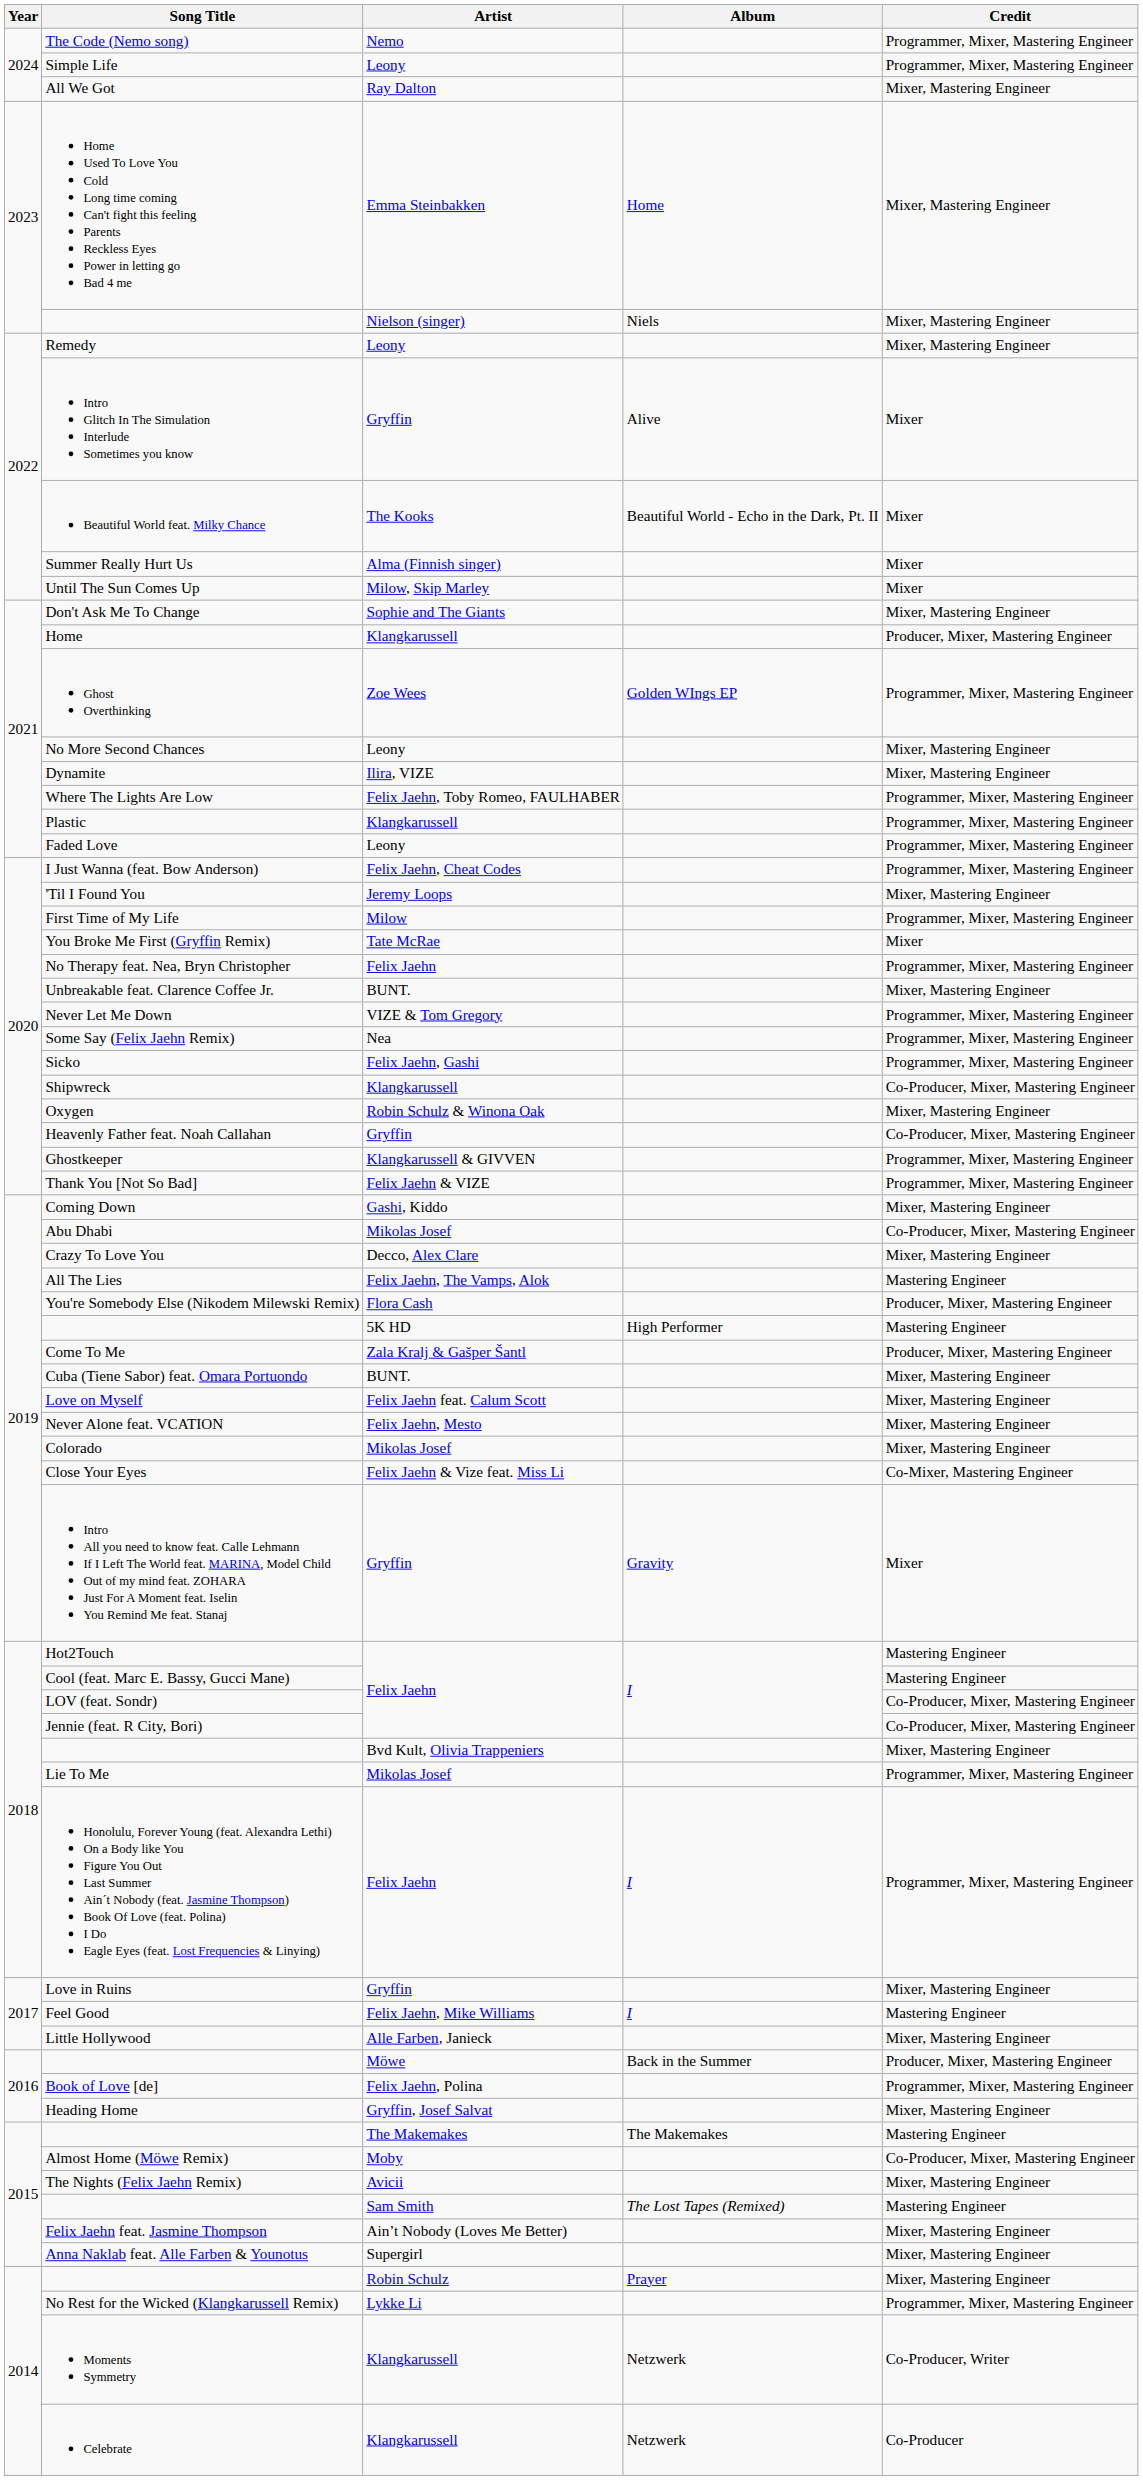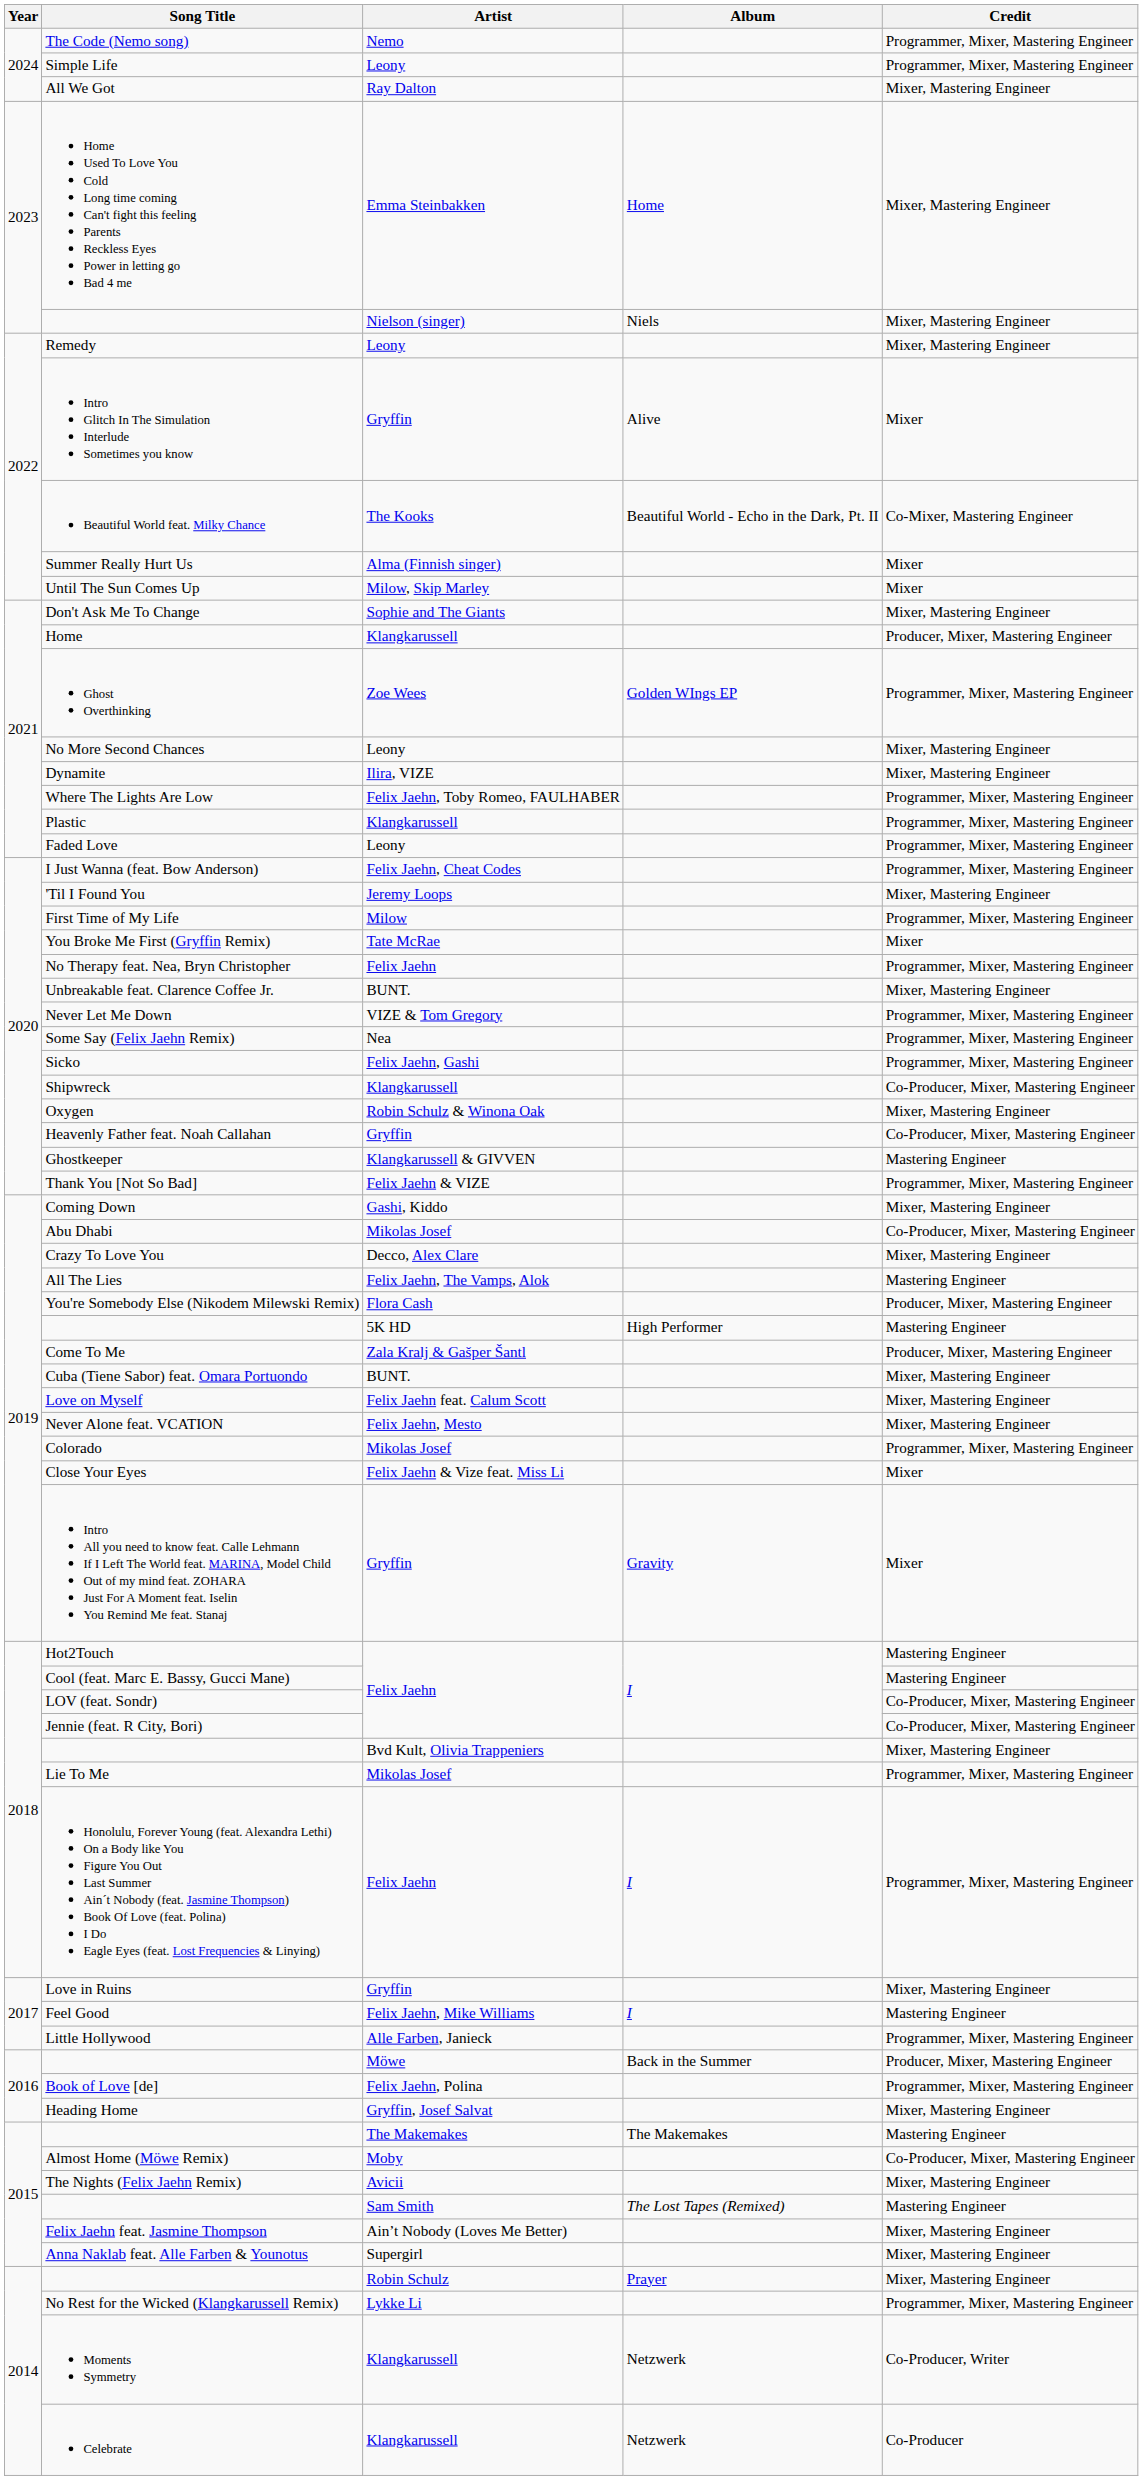(904, 516) Mixer -> (979, 516) Co-Mixer, Mastering Engineer
(1009, 1159) Programmer, Mixer, Mastering Engineer -> (946, 1159) Mastering Engineer
(968, 1448) Mixer, Mastering Engineer -> (1009, 1448) Programmer, Mixer, Mastering Engineer
(979, 1472) Co-Mixer, Mastering Engineer -> (904, 1472) Mixer
(968, 2037) Mixer, Mastering Engineer -> (1009, 2037) Programmer, Mixer, Mastering Engineer
